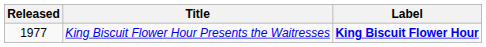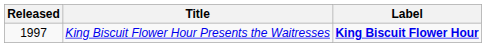(33, 33) 1977 -> (33, 33) 1997
